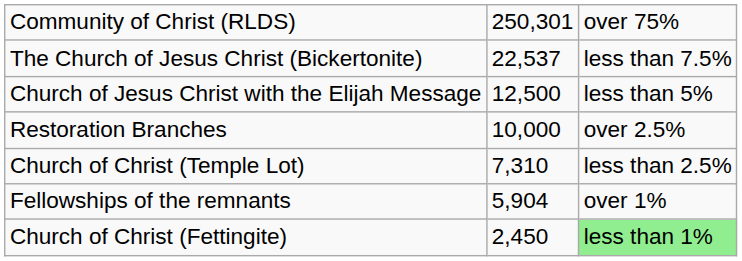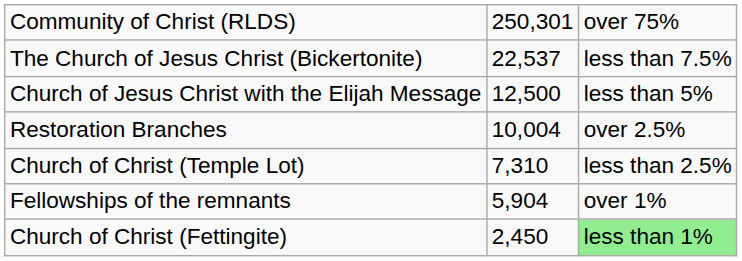(526, 129) 10,000 -> (526, 129) 10,004
